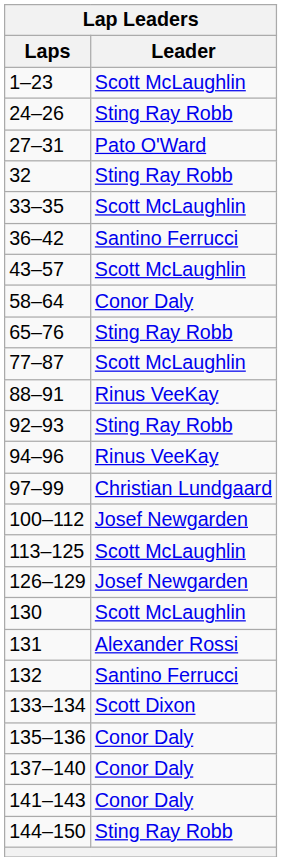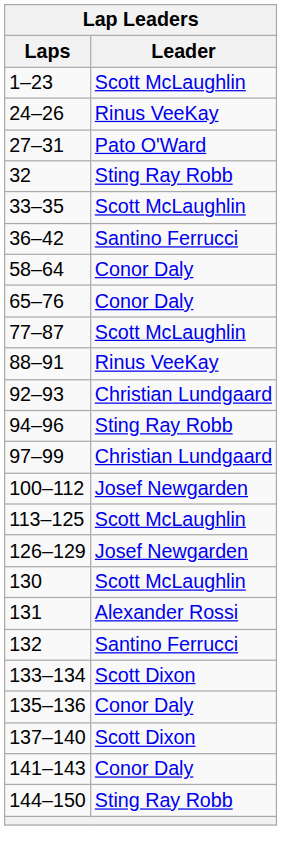(164, 113) Sting Ray Robb -> (157, 113) Rinus VeeKay
- row: (37, 269)
(164, 332) Sting Ray Robb -> (144, 301) Conor Daly
(164, 425) Sting Ray Robb -> (183, 394) Christian Lundgaard
(157, 457) Rinus VeeKay -> (164, 425) Sting Ray Robb
(144, 769) Conor Daly -> (145, 737) Scott Dixon
